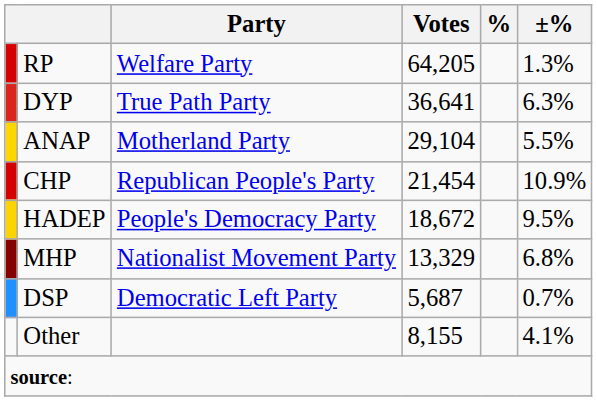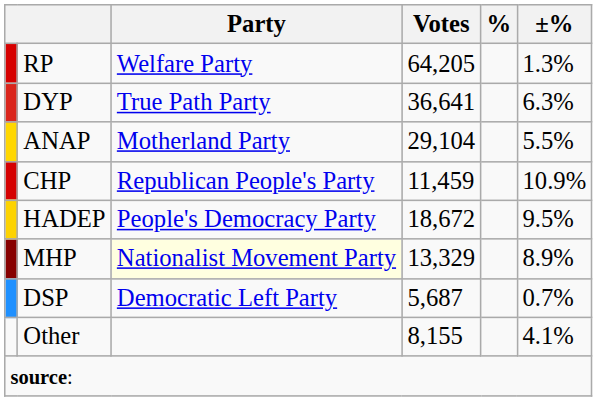(441, 180) 21,454 -> (441, 180) 11,459
(256, 258) no background -> (256, 258) lightyellow background
(548, 258) 6.8% -> (548, 258) 8.9%
